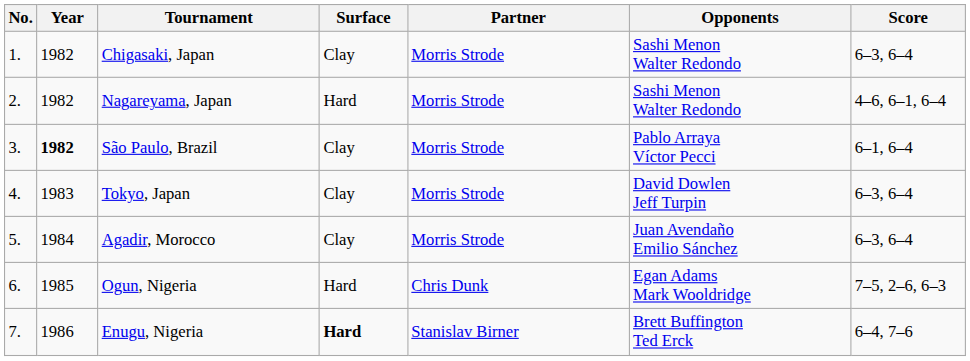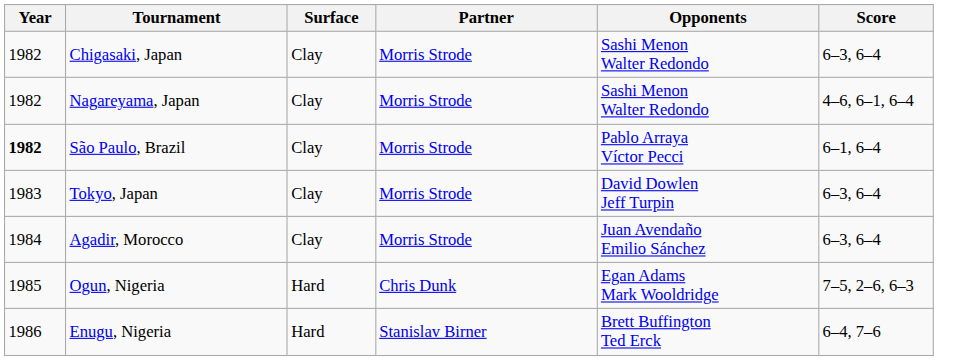- column: (21, 17)
(340, 100) Hard -> (307, 100) Clay
(342, 331) bold -> (308, 331) normal
